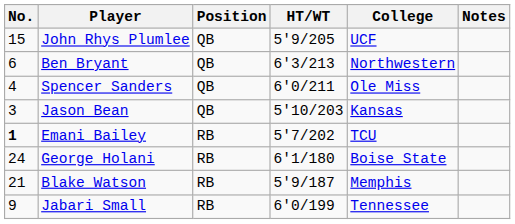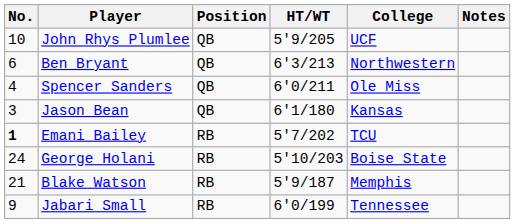(17, 40) 15 -> (17, 40) 10
(308, 111) 5'10/203 -> (304, 111) 6'1/180
(304, 159) 6'1/180 -> (308, 159) 5'10/203
